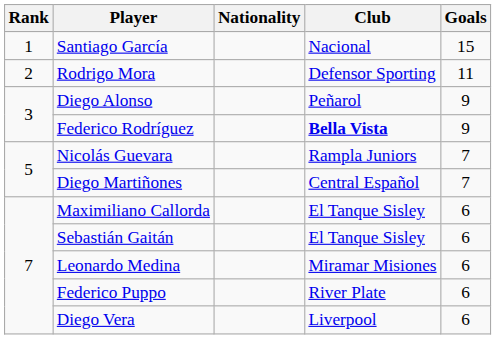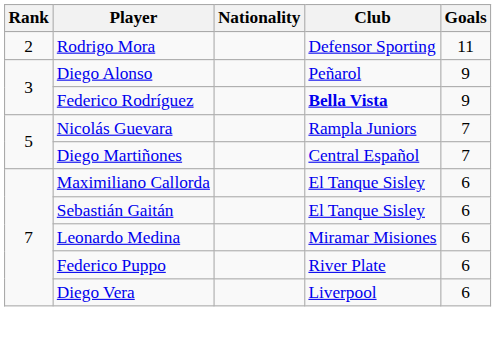- row: (112, 45)
